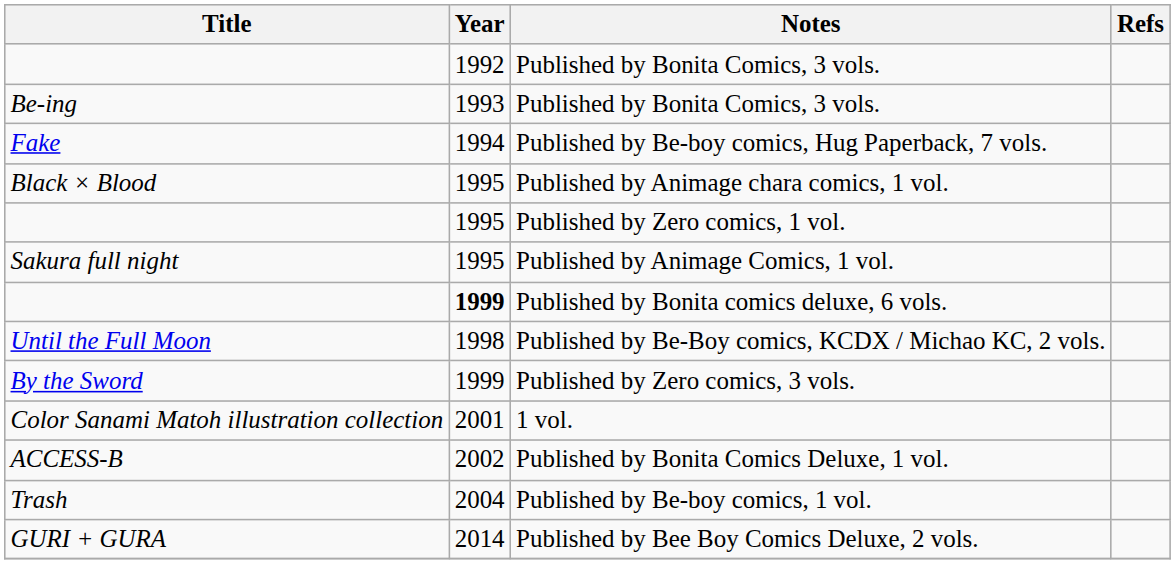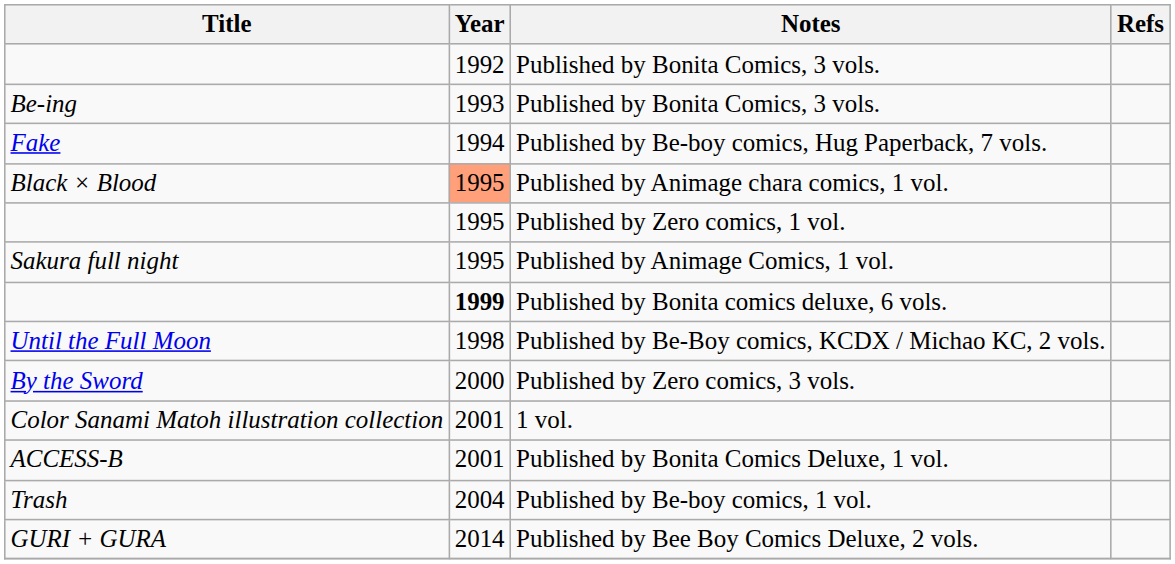(480, 182) no background -> (480, 182) lightsalmon background
(480, 380) 1999 -> (480, 380) 2000
(480, 459) 2002 -> (480, 459) 2001
